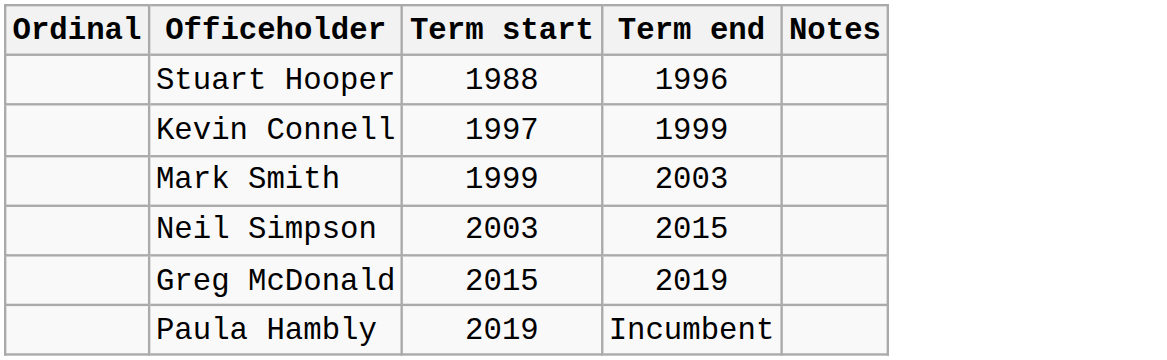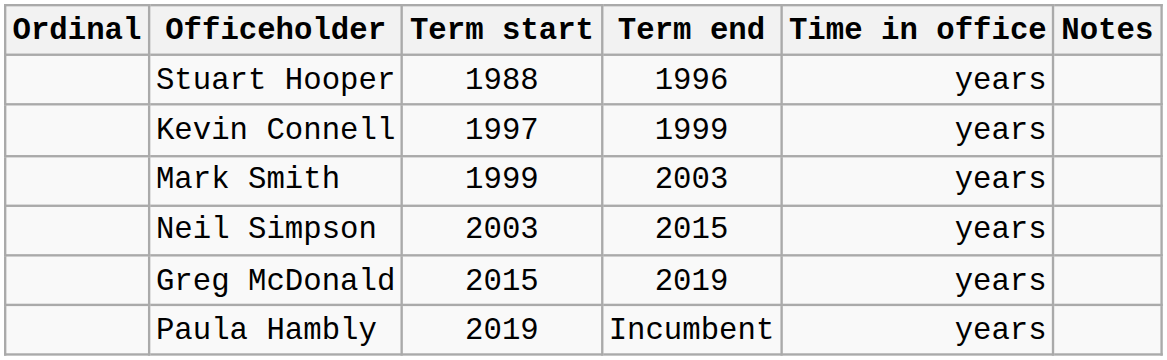+ column: (918, 30)
